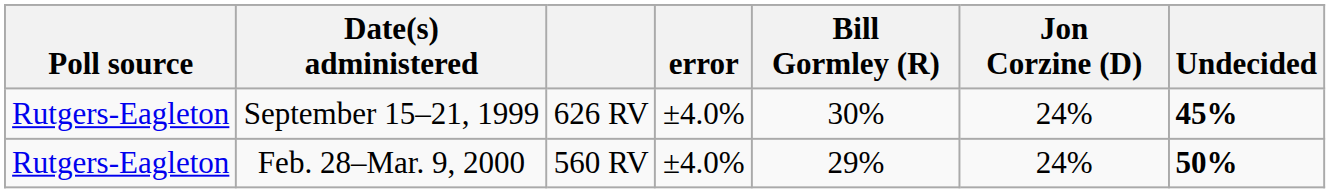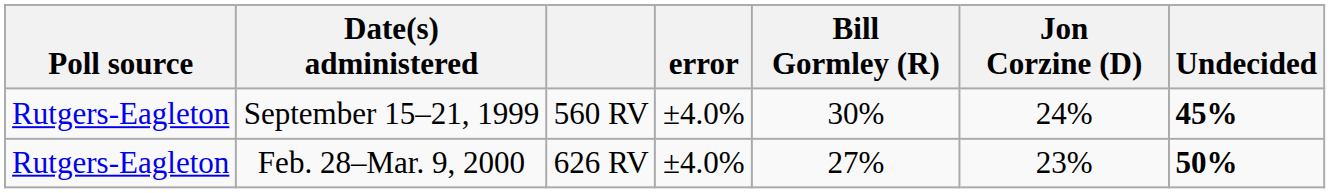(601, 113) 626 RV -> (601, 113) 560 RV
(601, 162) 560 RV -> (601, 162) 626 RV
(856, 162) 29% -> (856, 162) 27%
(1064, 162) 24% -> (1064, 162) 23%
